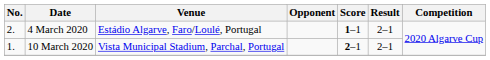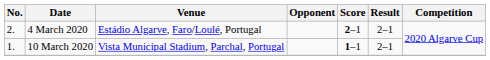(353, 30) 1–1 -> (353, 30) 2–1
(353, 47) 2–1 -> (353, 47) 1–1
